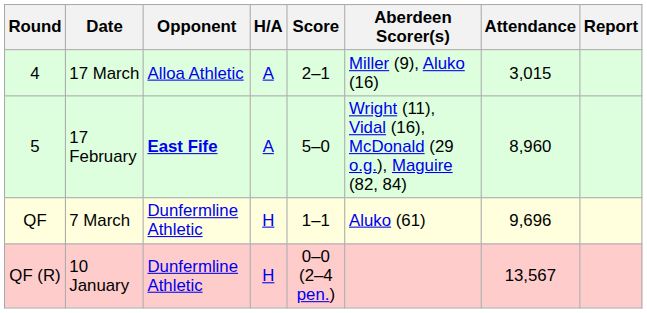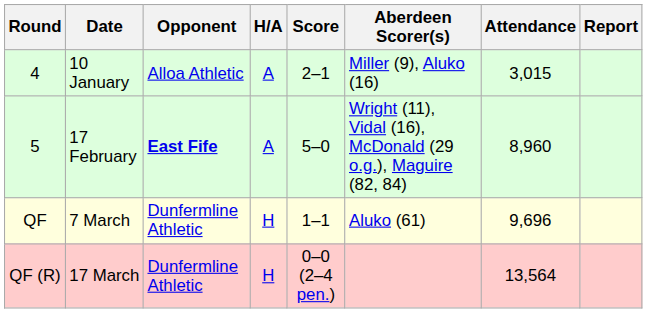(104, 72) 17 March -> (99, 72) 10 January
(99, 275) 10 January -> (104, 275) 17 March
(530, 275) 13,567 -> (530, 275) 13,564
